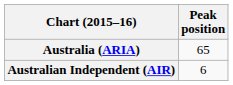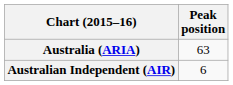(203, 49) 65 -> (203, 49) 63
